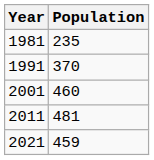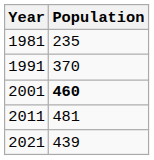(66, 92) normal -> (66, 92) bold
(66, 142) 459 -> (66, 142) 439
